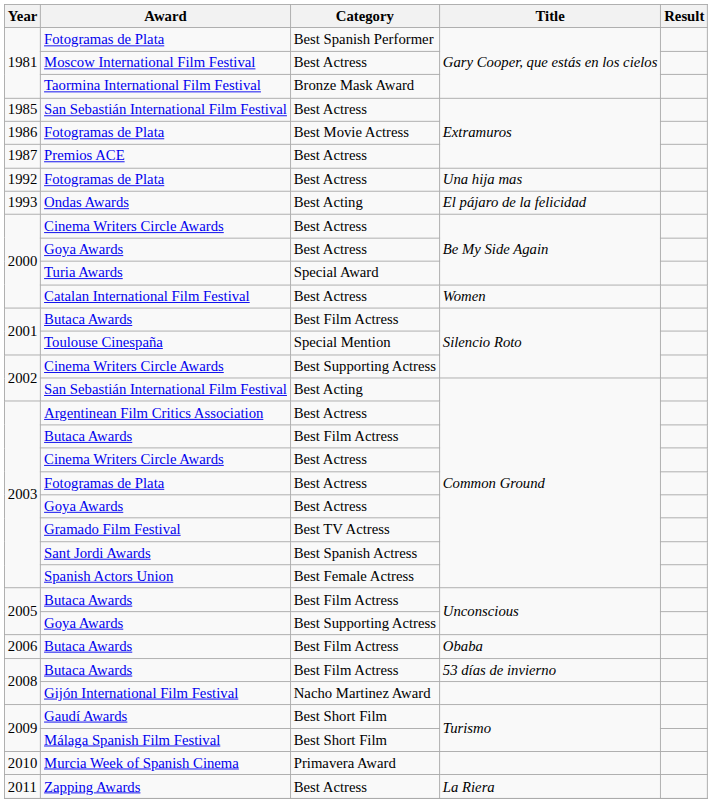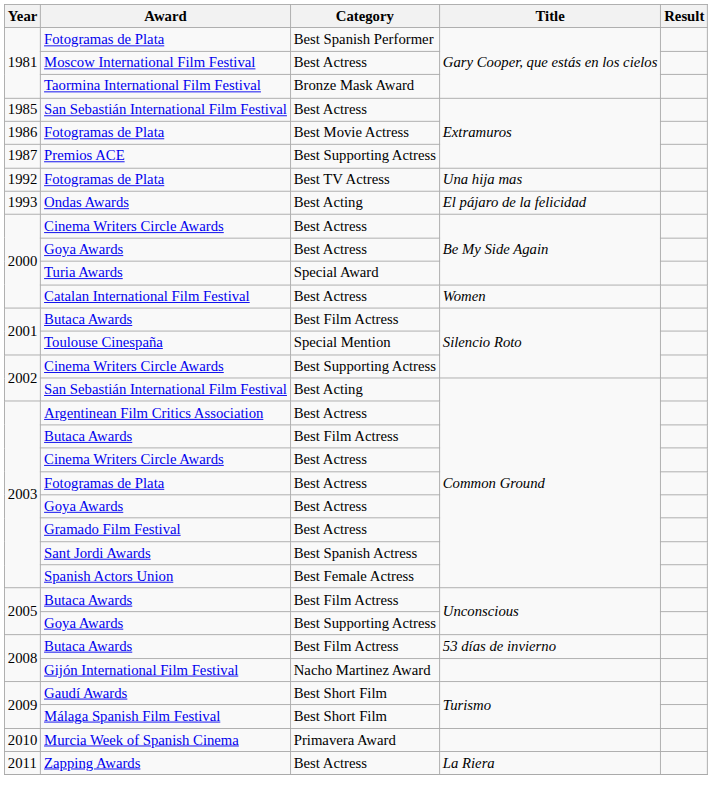(330, 156) Best Actress -> (365, 156) Best Supporting Actress
(330, 179) Best Actress -> (342, 179) Best TV Actress
(342, 529) Best TV Actress -> (330, 529) Best Actress
- row: (23, 646)
